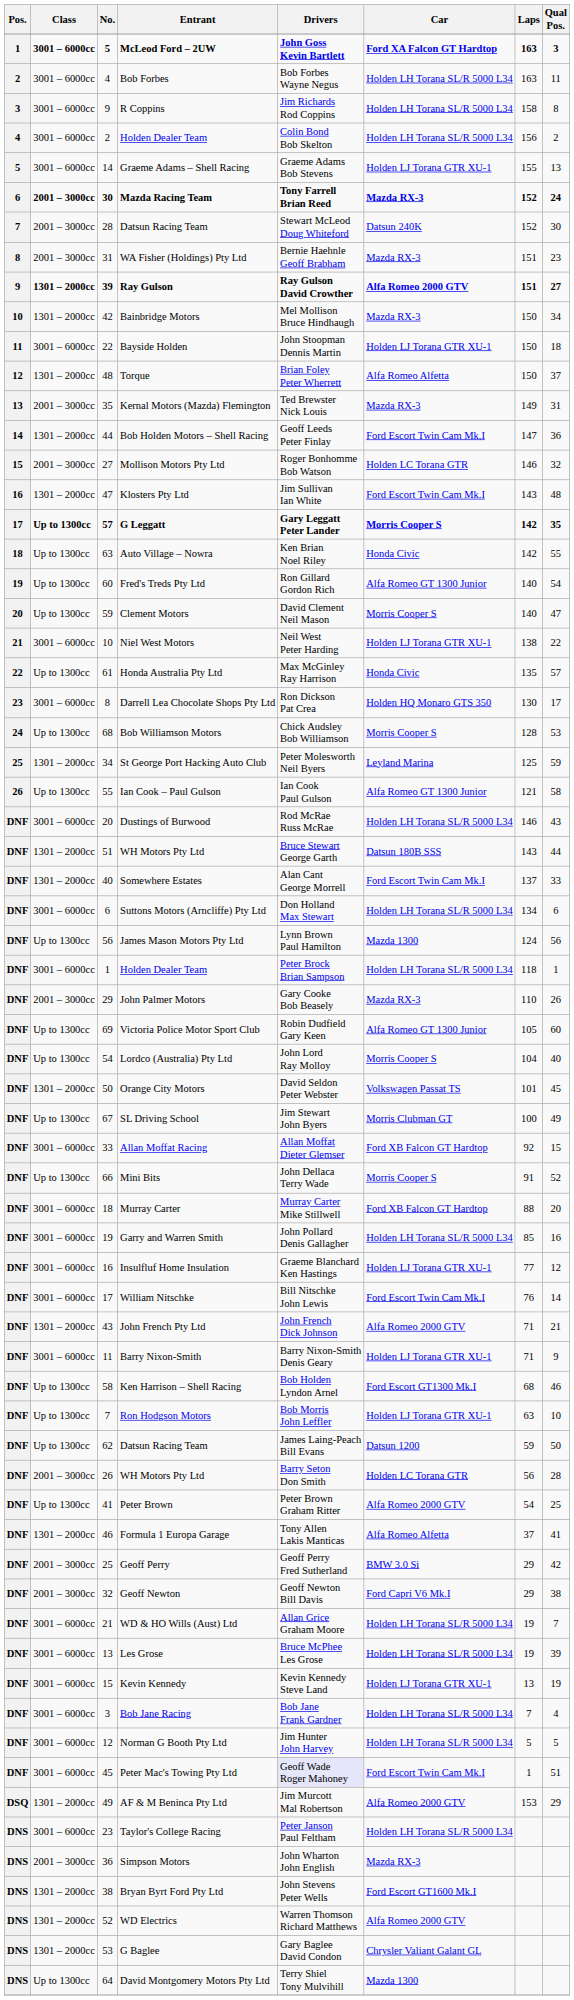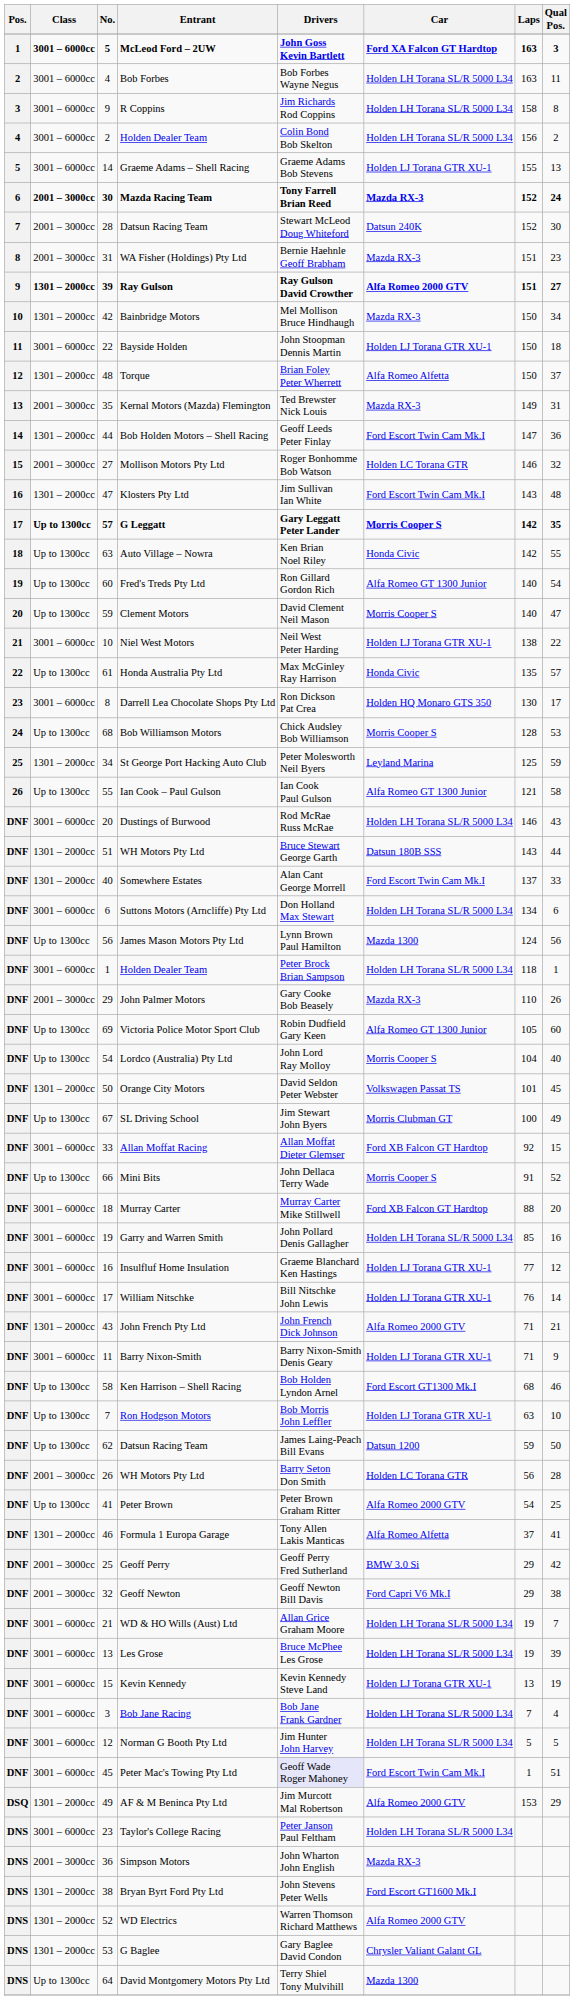(426, 1297) Ford Escort Twin Cam Mk.I -> (429, 1297) Holden LJ Torana GTR XU-1
